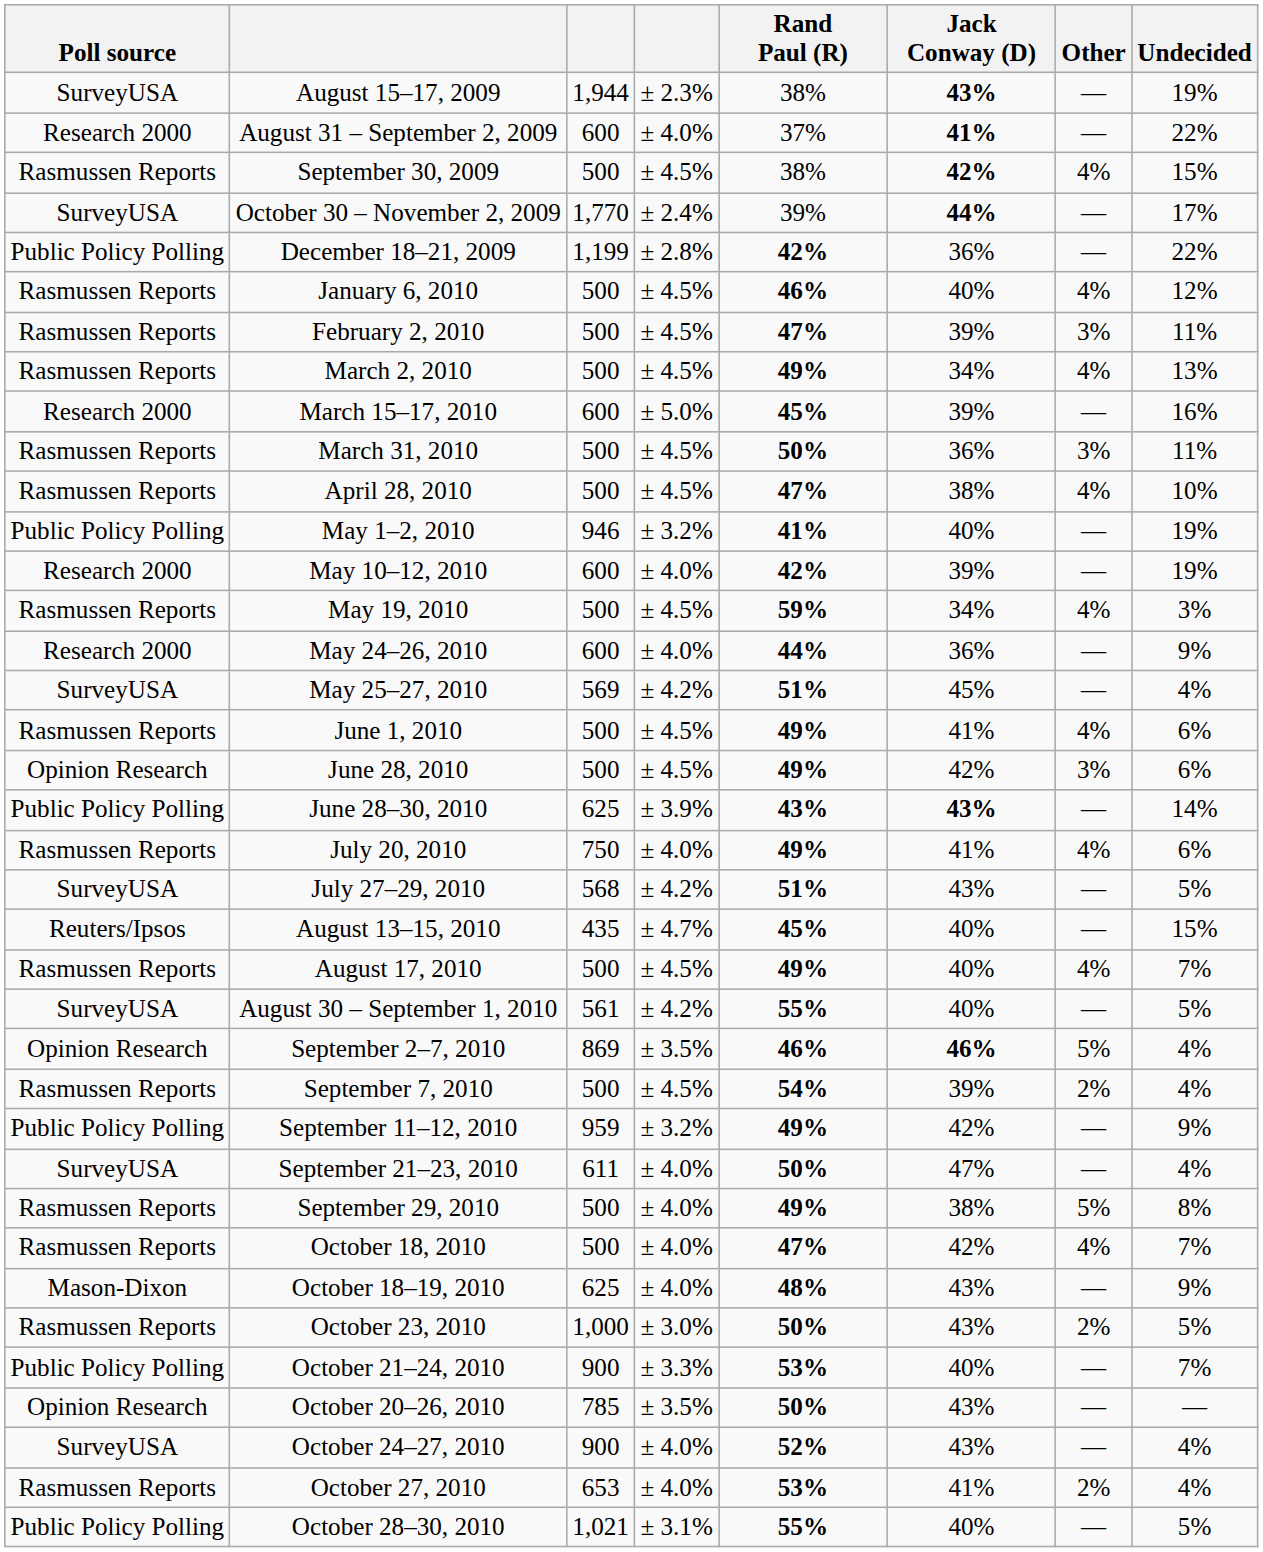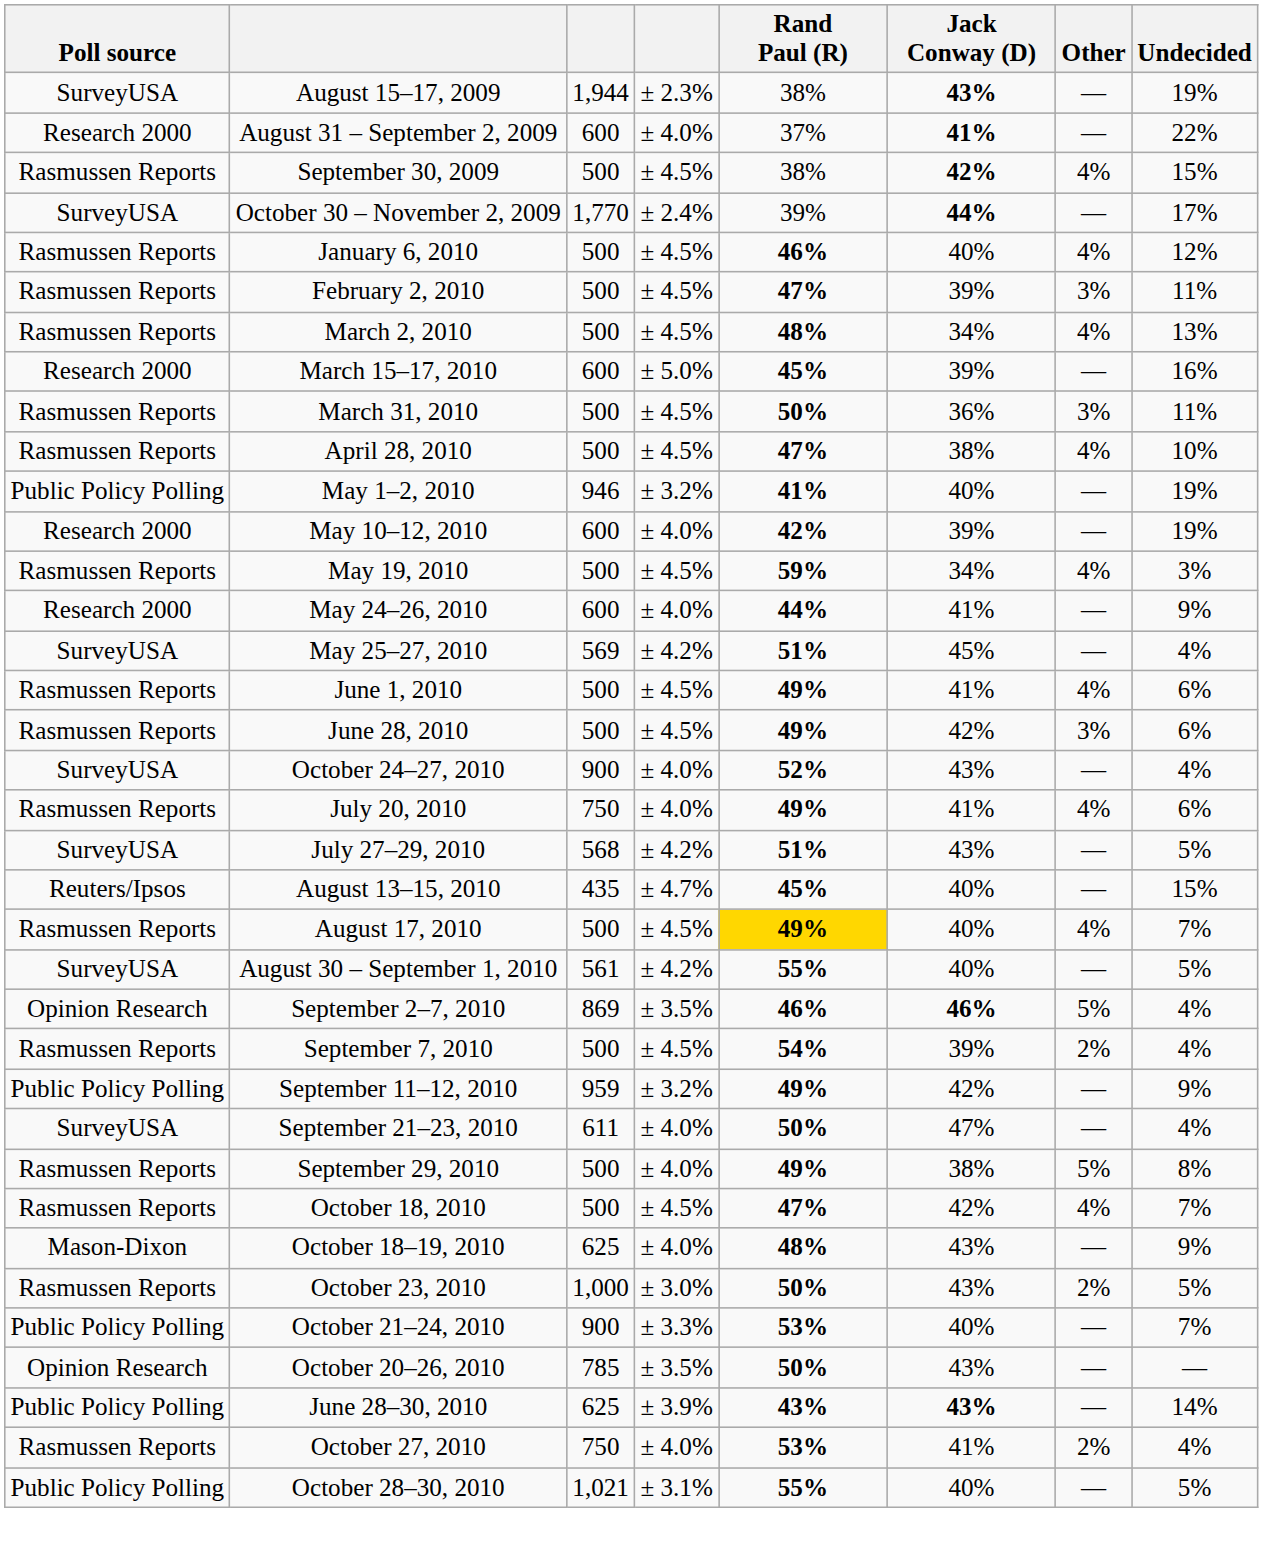- row: (398, 251)
(803, 371) 49% -> (803, 331) 48%
(972, 650) 36% -> (972, 610) 41%
(117, 769) Opinion Research -> (117, 729) Rasmussen Reports
rows swapped: (398, 809) <-> (398, 1447)
(803, 968) no background -> (803, 929) gold background
(677, 1247) ± 4.0% -> (677, 1208) ± 4.5%
(601, 1486) 653 -> (601, 1447) 750
